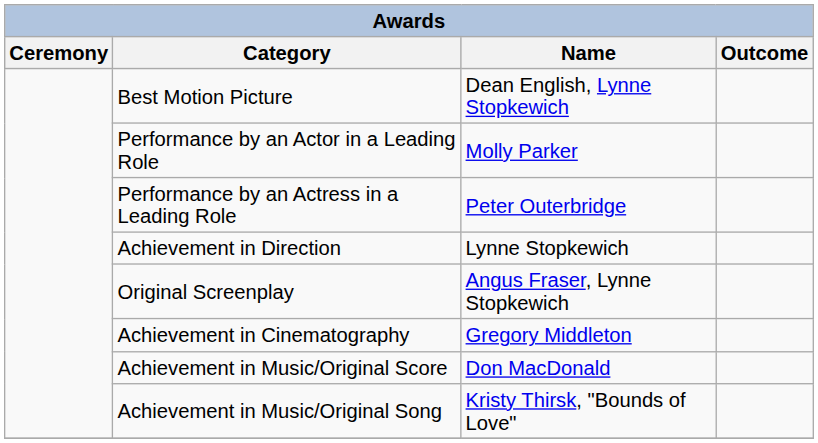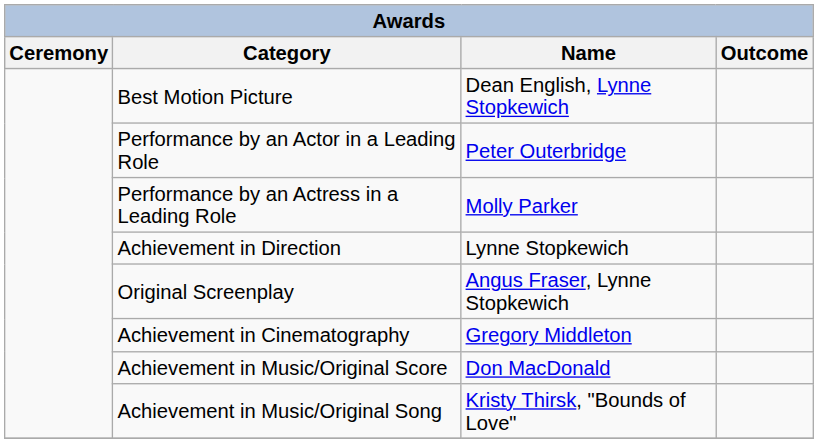(522, 151) Molly Parker -> (546, 151) Peter Outerbridge
(546, 205) Peter Outerbridge -> (522, 205) Molly Parker
